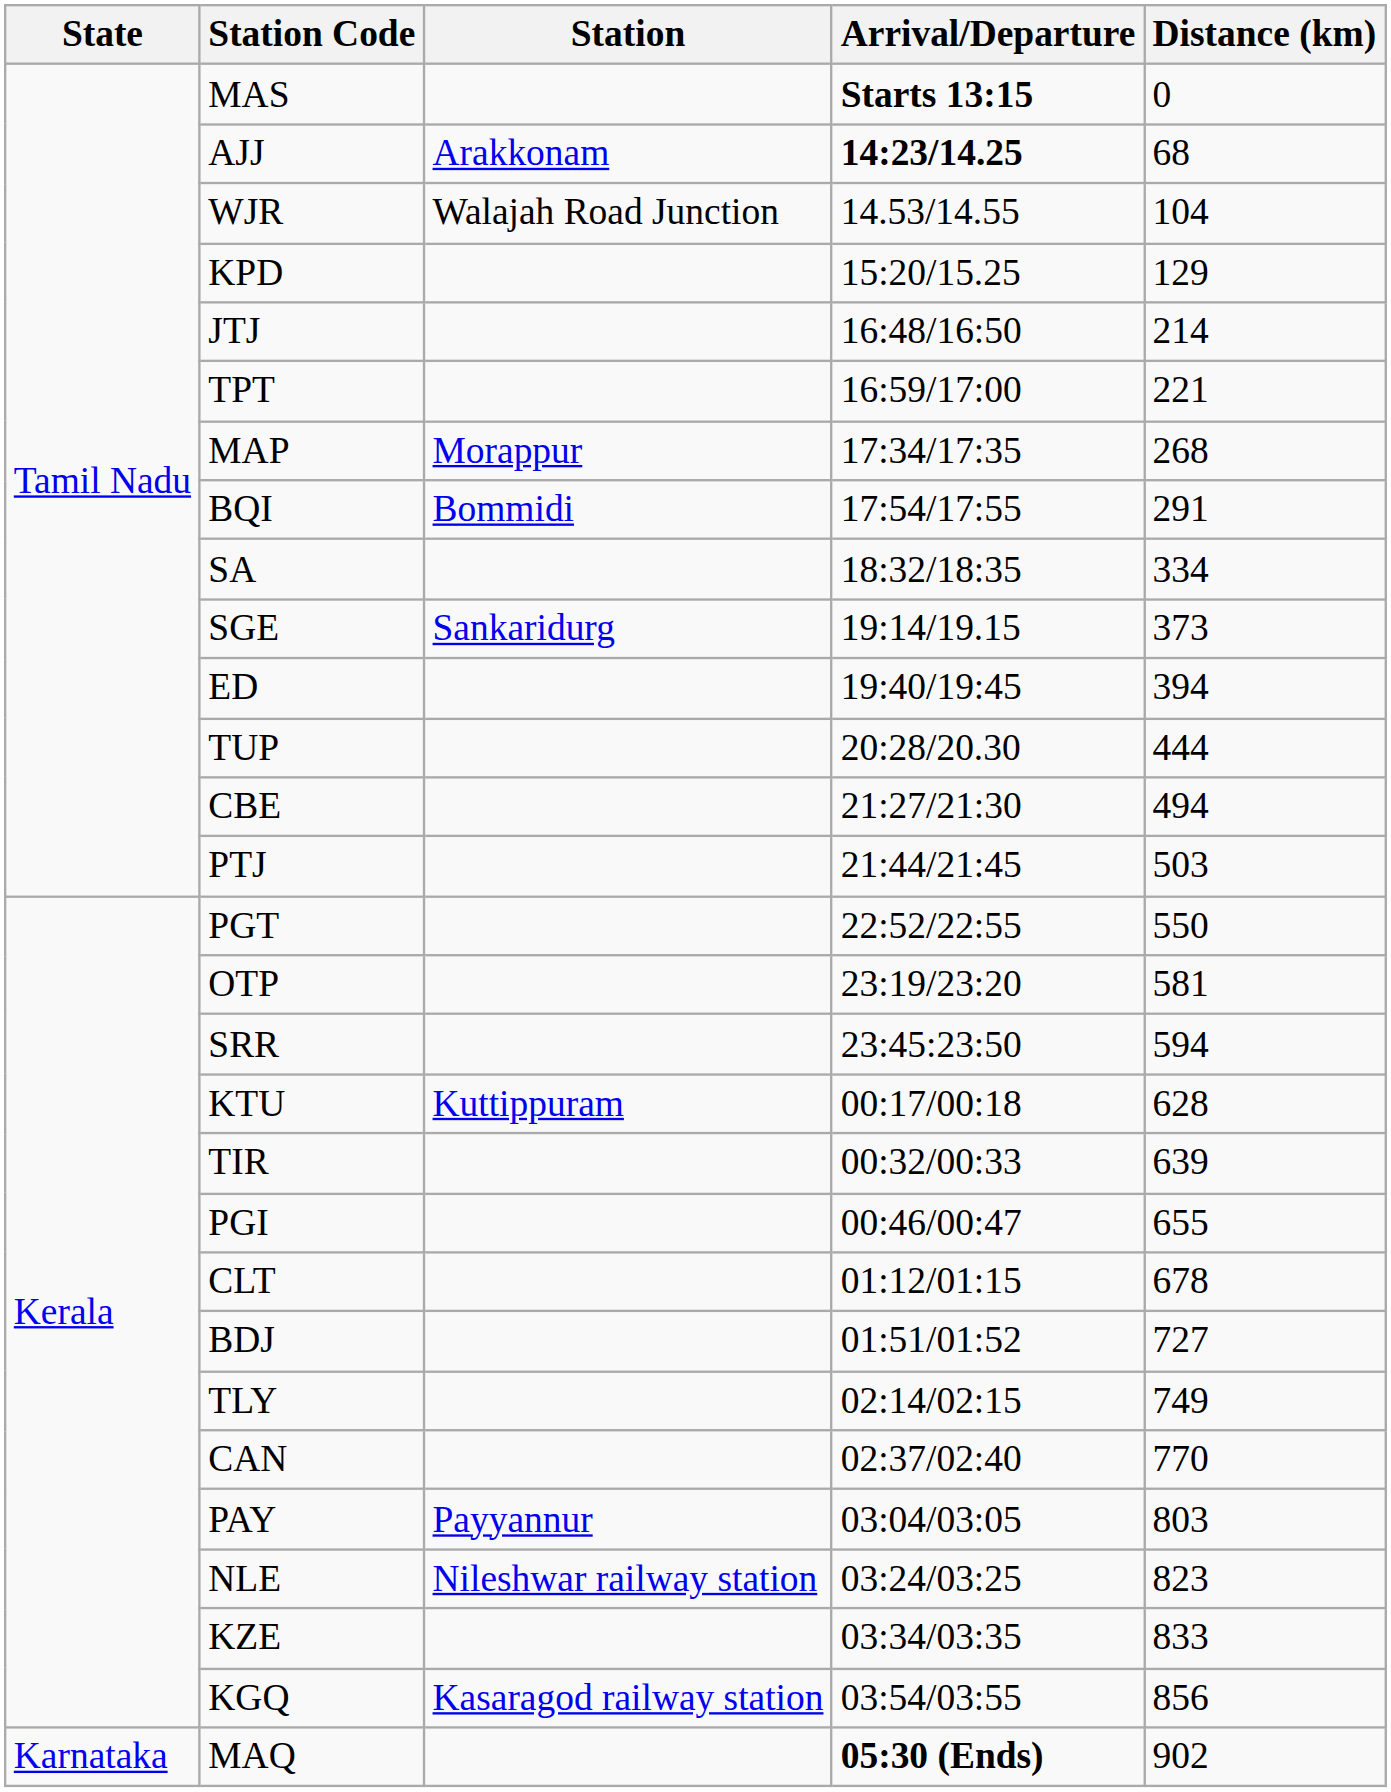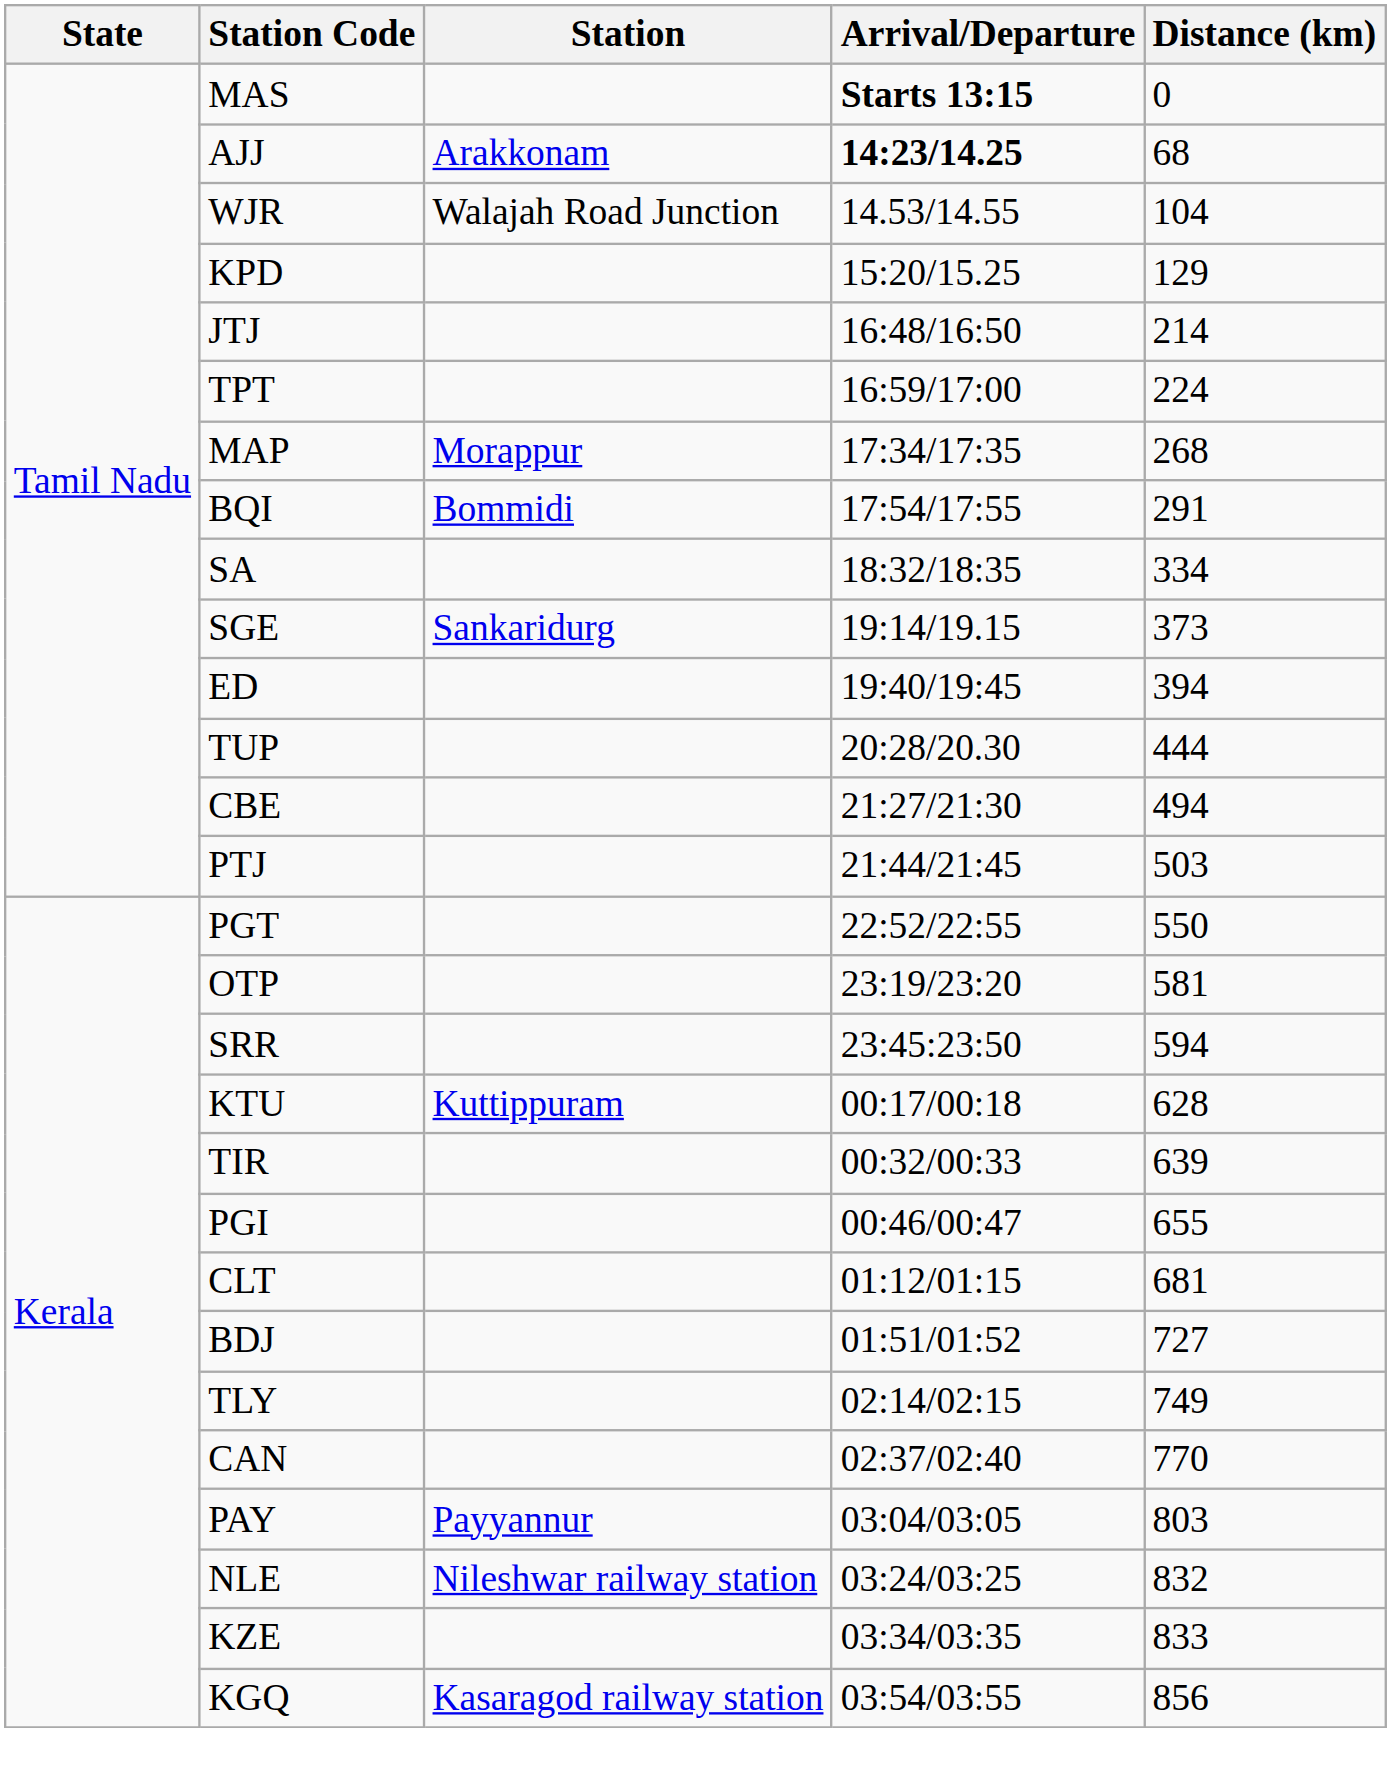(1181, 390) 221 -> (1181, 390) 224
(1181, 1281) 678 -> (1181, 1281) 681
(1181, 1578) 823 -> (1181, 1578) 832
- row: (252, 1756)
